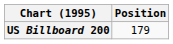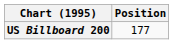(140, 30) 179 -> (140, 30) 177
